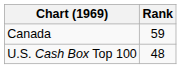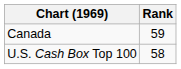(158, 53) 48 -> (158, 53) 58
